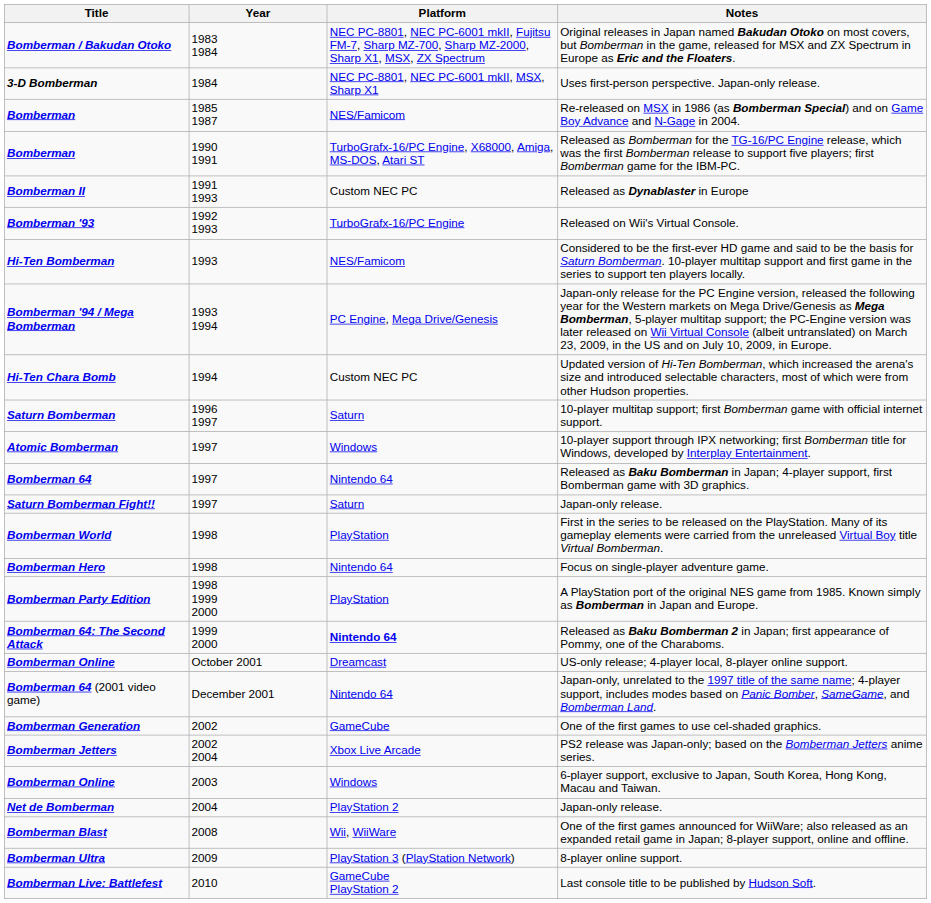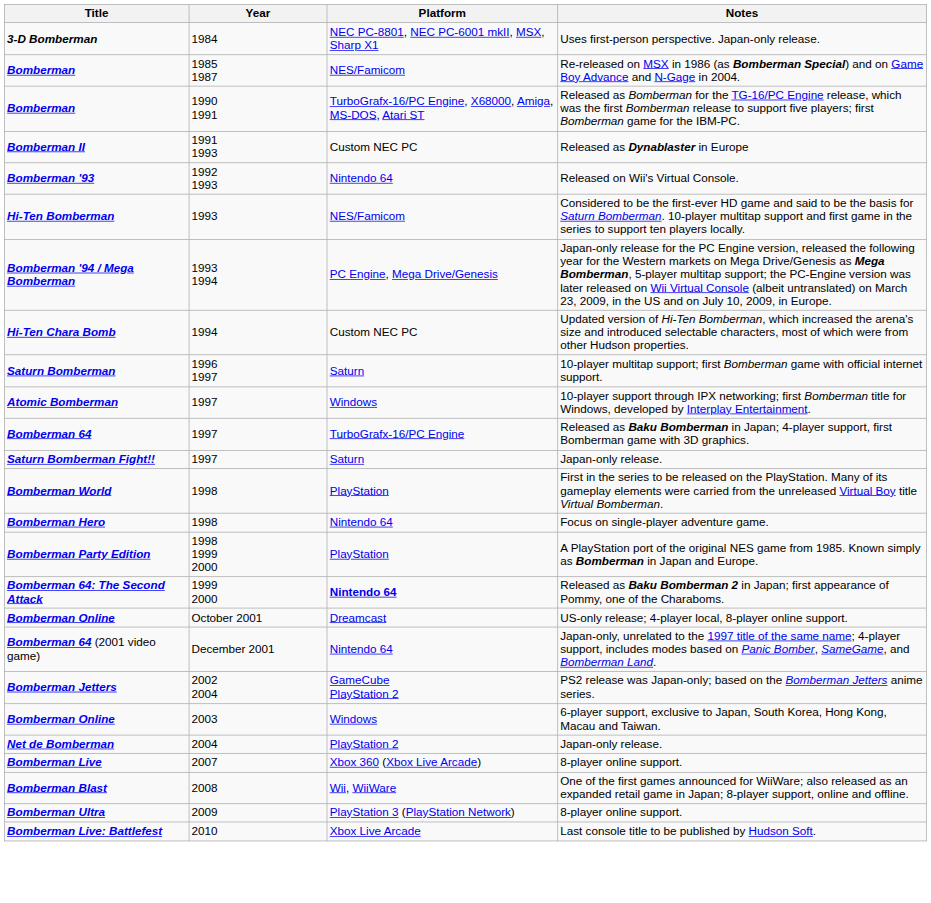- row: (89, 45)
(397, 223) TurboGrafx-16/PC Engine -> (361, 178) Nintendo 64
(361, 479) Nintendo 64 -> (397, 434) TurboGrafx-16/PC Engine
- row: (74, 725)
(375, 750) Xbox Live Arcade -> (364, 687) GameCube PlayStation 2
+ row: (54, 762)
(364, 883) GameCube PlayStation 2 -> (375, 831) Xbox Live Arcade
